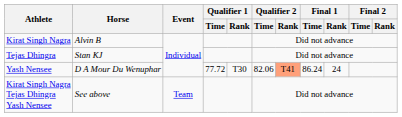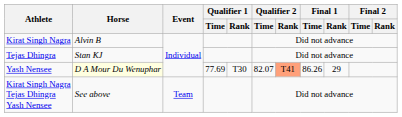(118, 70) no background -> (118, 70) lightyellow background
(215, 70) 77.72 -> (215, 70) 77.69
(264, 70) 82.06 -> (264, 70) 82.07
(312, 70) 86.24 -> (312, 70) 86.26
(336, 70) 24 -> (336, 70) 29
